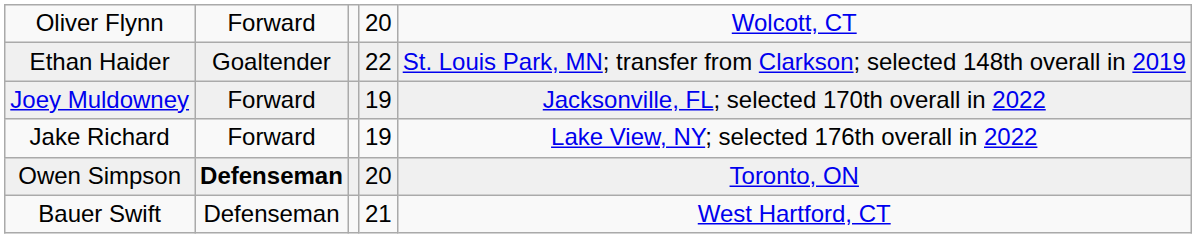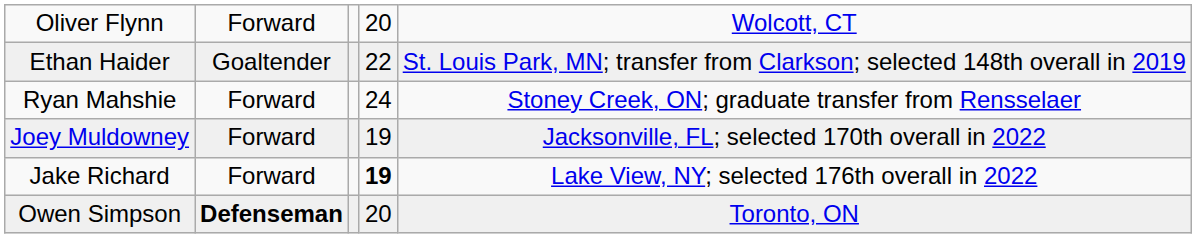+ row: (100, 99)
(378, 137) normal -> (378, 175) bold
- row: (100, 213)
